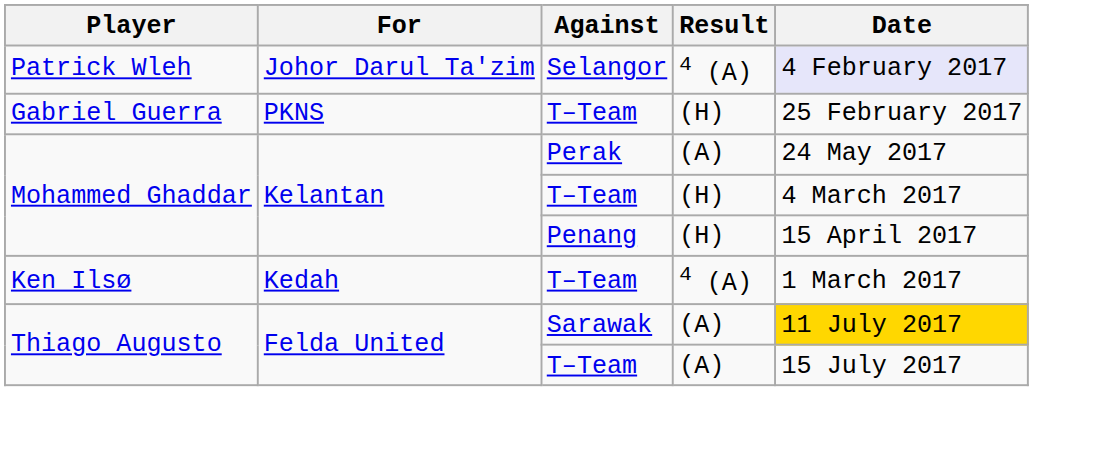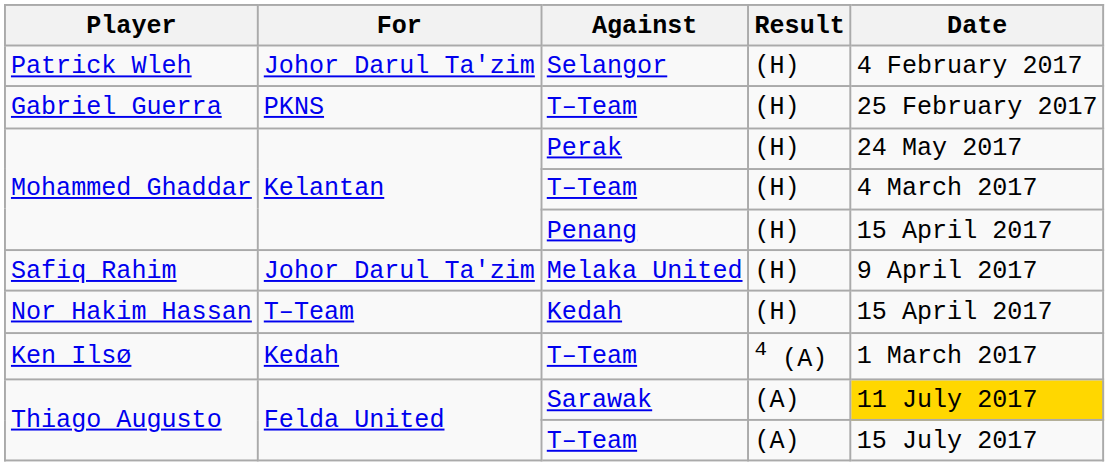(716, 70) 4 (A) -> (777, 66) (H)
(894, 69) lavender background -> (970, 66) no background
(702, 155) (A) -> (777, 148) (H)
+ row: (94, 271)
+ row: (131, 312)
